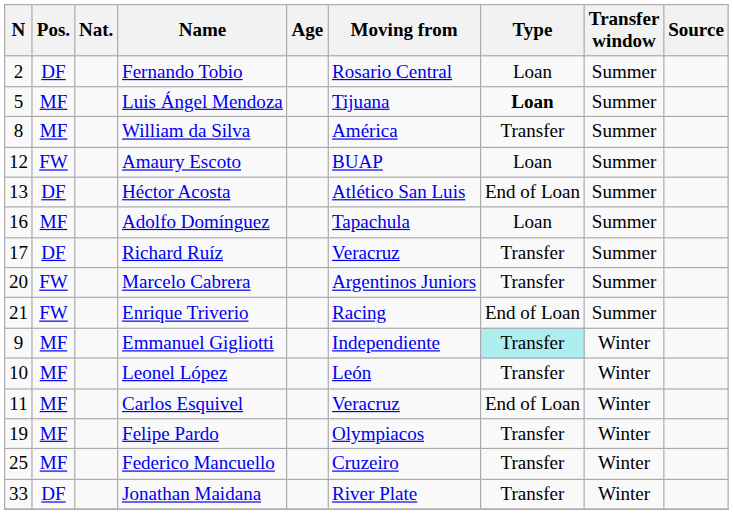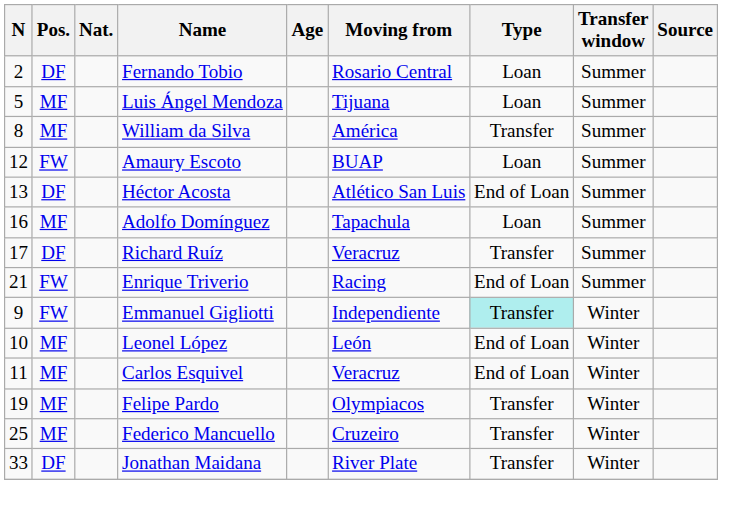(532, 101) bold -> (522, 101) normal
- row: (186, 282)
(53, 342) MF -> (53, 312) FW
(532, 373) Transfer -> (522, 342) End of Loan
